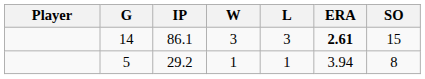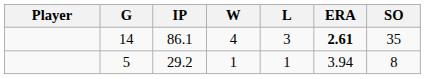(233, 39) 3 -> (233, 39) 4
(394, 39) 15 -> (394, 39) 35
